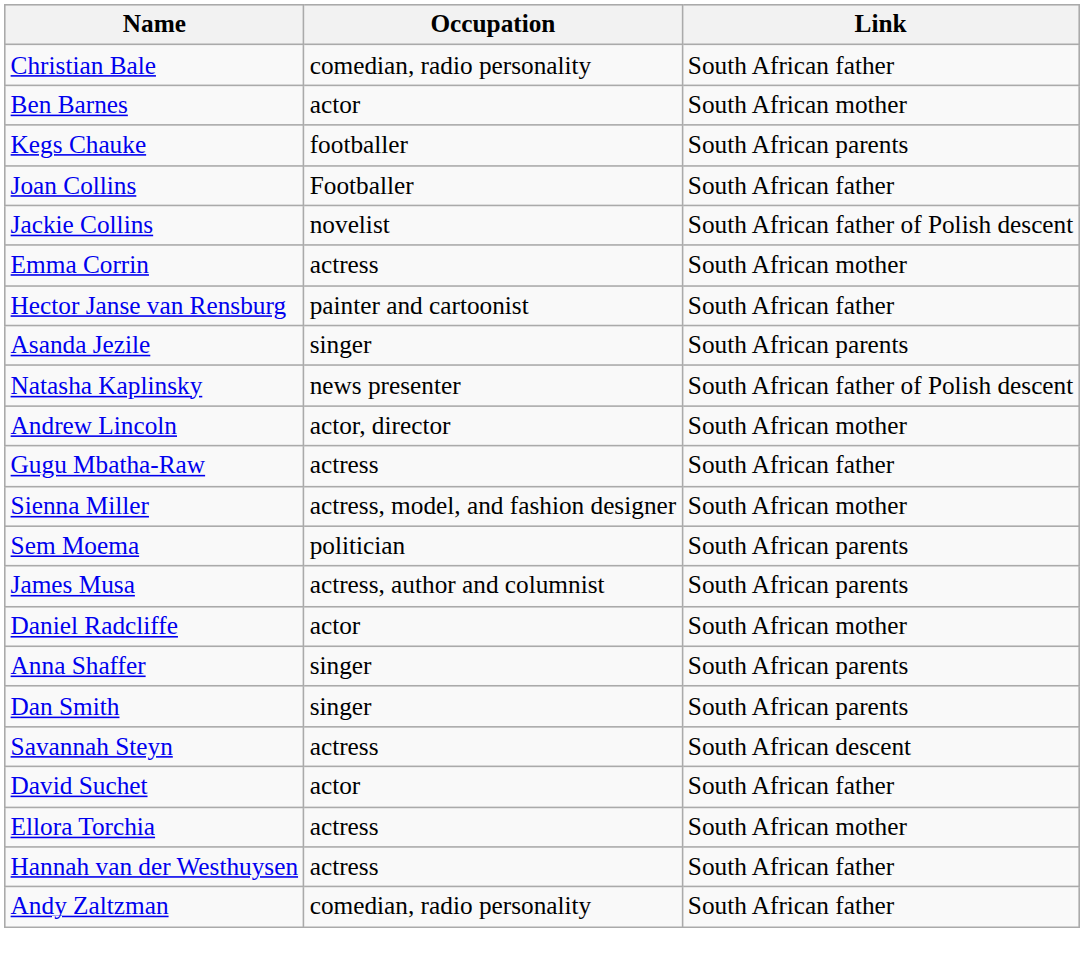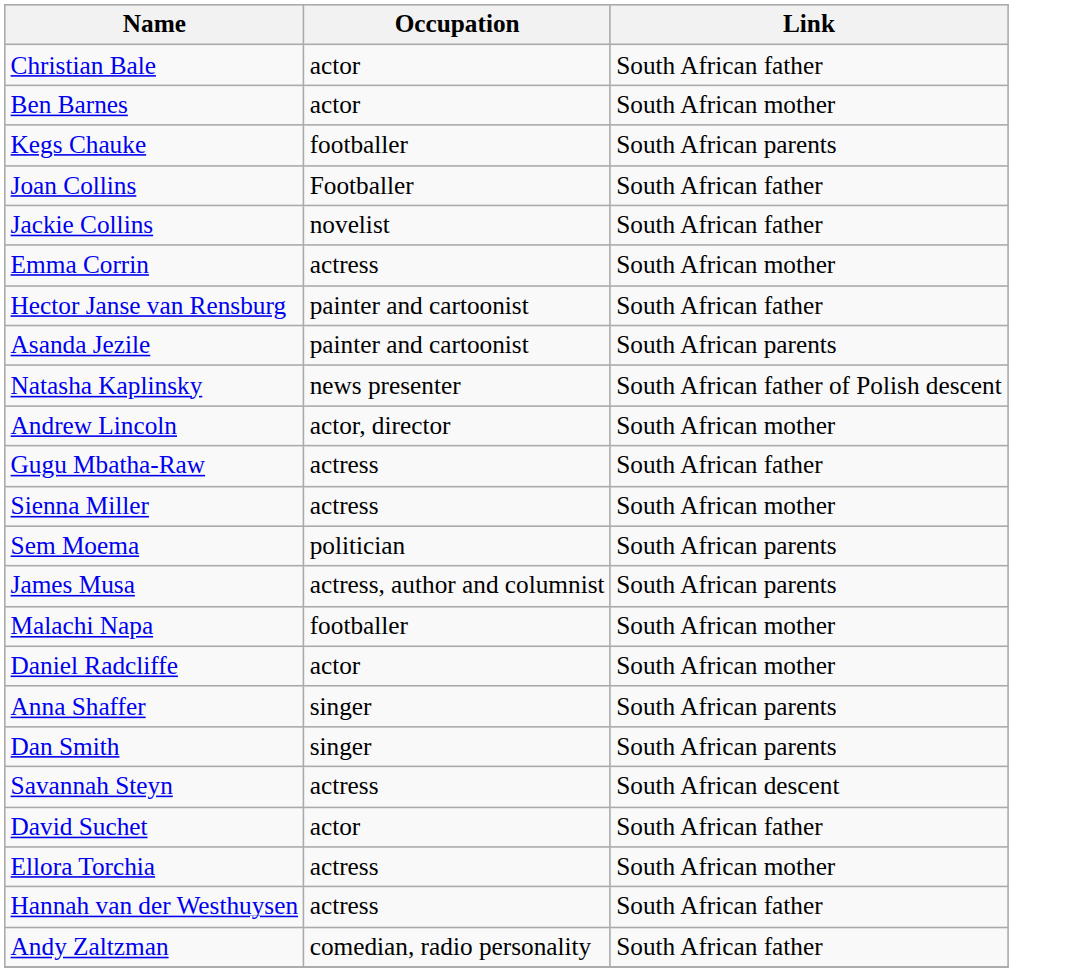(450, 64) comedian, radio personality -> (335, 64) actor
(881, 225) South African father of Polish descent -> (719, 225) South African father
(341, 345) singer -> (419, 345) painter and cartoonist
(493, 505) actress, model, and fashion designer -> (344, 505) actress
+ row: (82, 625)
